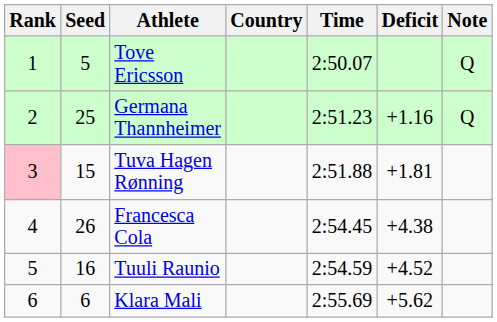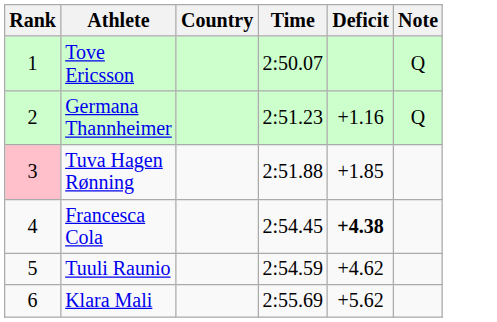- column: (85, 20)
(410, 171) +1.81 -> (361, 171) +1.85
(410, 225) normal -> (361, 225) bold
(410, 268) +4.52 -> (361, 268) +4.62
